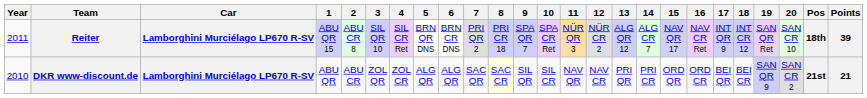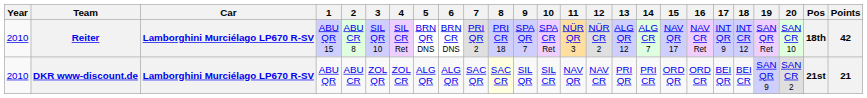(18, 38) 2011 -> (18, 38) 2010
(846, 38) 39 -> (846, 38) 42
